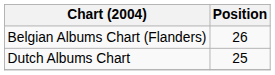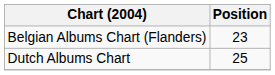(240, 37) 26 -> (240, 37) 23
